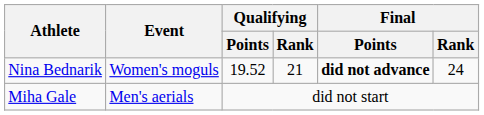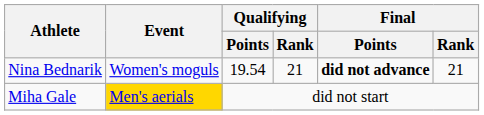(248, 70) 19.52 -> (248, 70) 19.54
(456, 70) 24 -> (456, 70) 21
(151, 97) no background -> (151, 97) gold background
